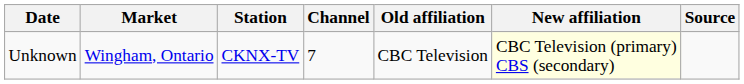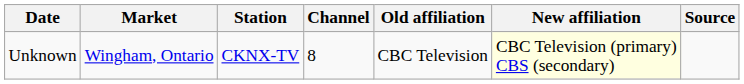(312, 55) 7 -> (312, 55) 8
